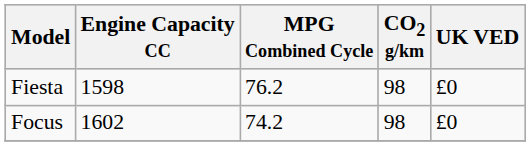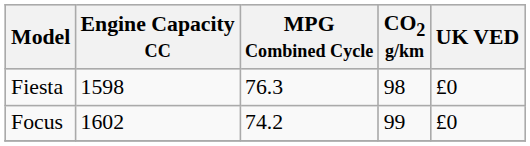(264, 86) 76.2 -> (264, 86) 76.3
(395, 122) 98 -> (395, 122) 99
